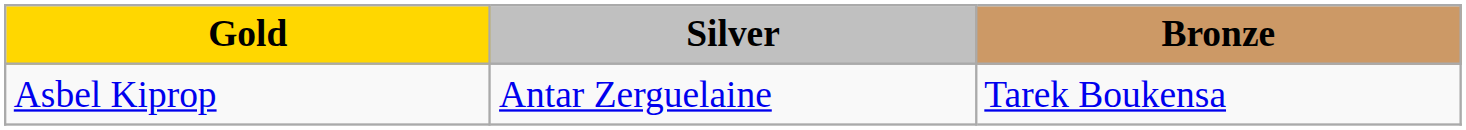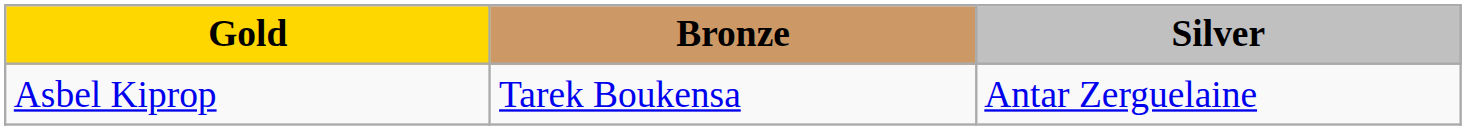columns swapped: (733, 34) <-> (1218, 34)
